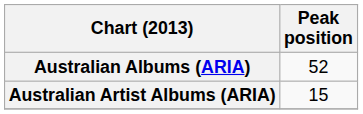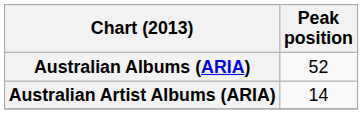(318, 94) 15 -> (318, 94) 14
